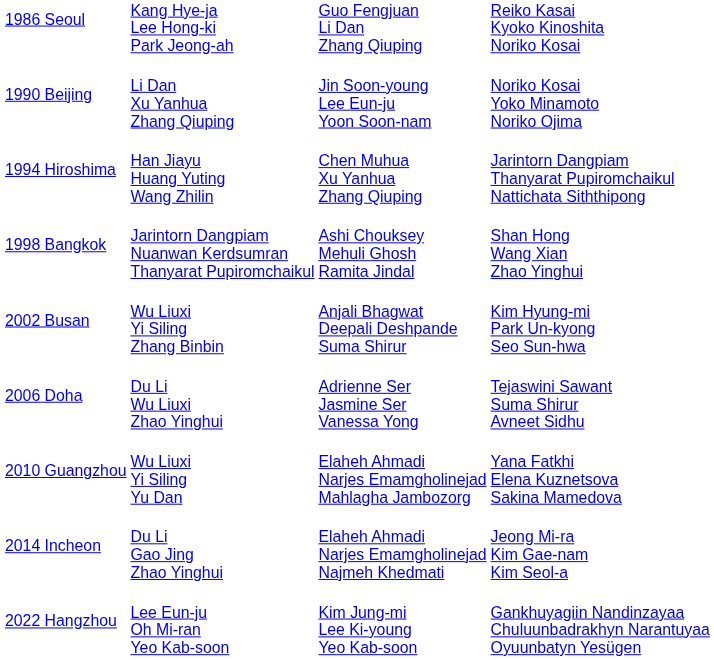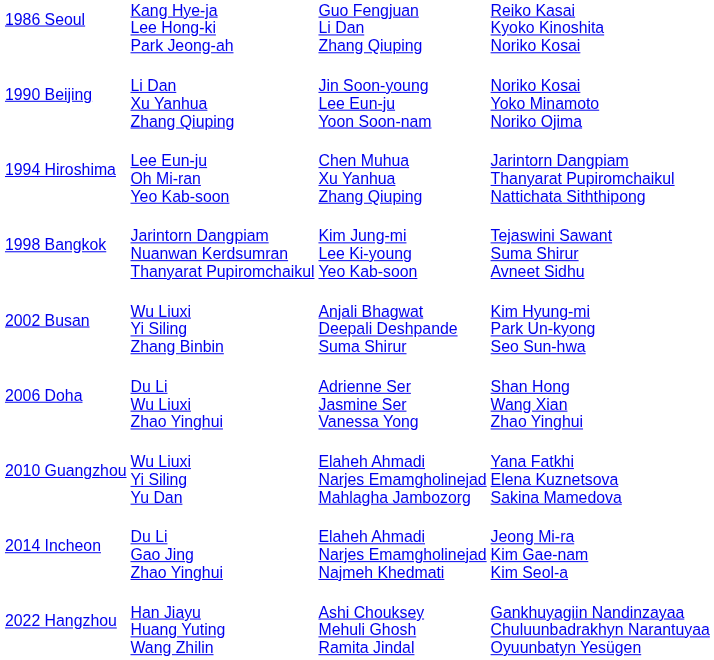(178, 179) Han Jiayu Huang Yuting Wang Zhilin -> (180, 179) Lee Eun-ju Oh Mi-ran Yeo Kab-soon
(371, 254) Ashi Chouksey Mehuli Ghosh Ramita Jindal -> (368, 254) Kim Jung-mi Lee Ki-young Yeo Kab-soon
(537, 254) Shan Hong Wang Xian Zhao Yinghui -> (551, 254) Tejaswini Sawant Suma Shirur Avneet Sidhu
(551, 404) Tejaswini Sawant Suma Shirur Avneet Sidhu -> (537, 404) Shan Hong Wang Xian Zhao Yinghui
(180, 630) Lee Eun-ju Oh Mi-ran Yeo Kab-soon -> (178, 630) Han Jiayu Huang Yuting Wang Zhilin
(368, 630) Kim Jung-mi Lee Ki-young Yeo Kab-soon -> (371, 630) Ashi Chouksey Mehuli Ghosh Ramita Jindal
